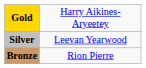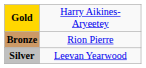rows swapped: (22, 39) <-> (22, 55)
